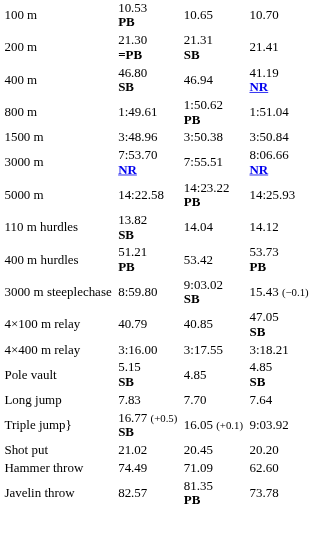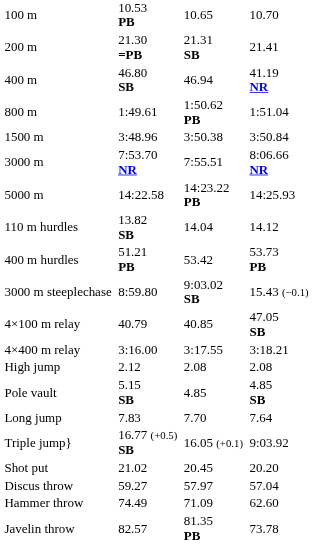+ row: (32, 367)
+ row: (39, 485)
